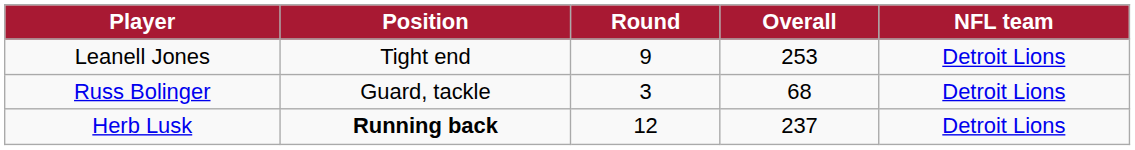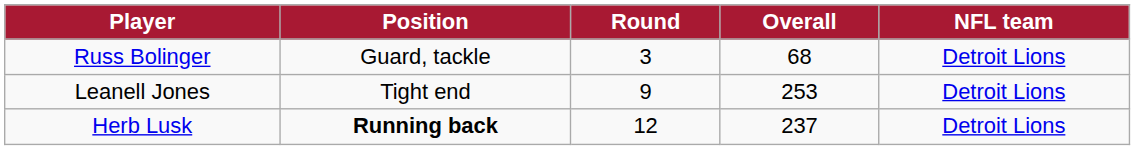rows swapped: (142, 91) <-> (142, 56)
